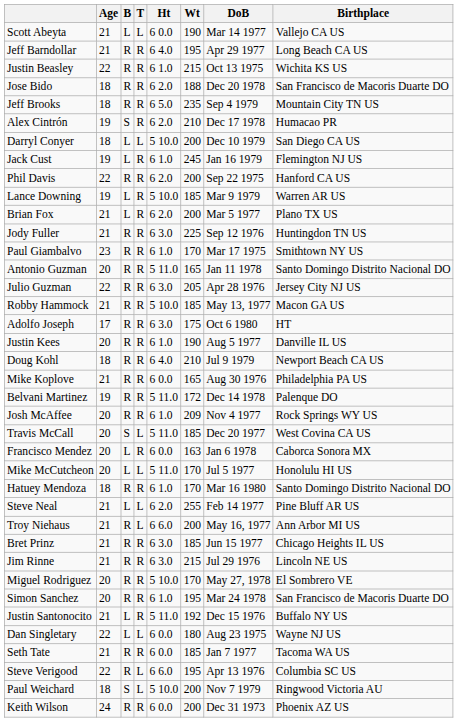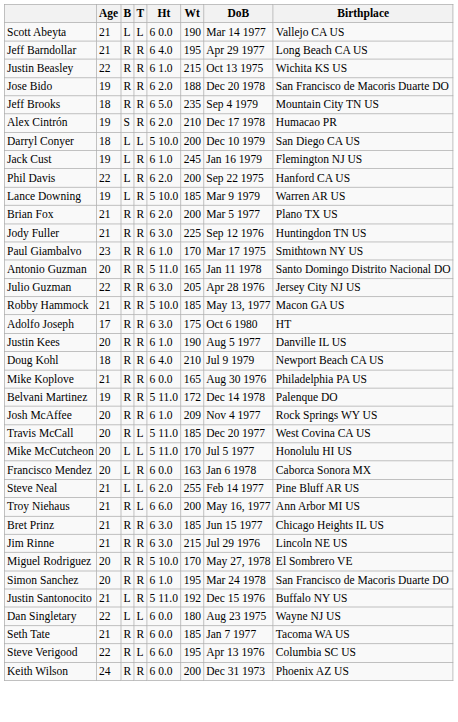(105, 86) 18 -> (105, 86) 19
(127, 178) R -> (127, 178) L
(127, 214) L -> (127, 214) R
(127, 433) S -> (127, 433) R
rows swapped: (50, 470) <-> (49, 452)
- row: (47, 488)
- row: (41, 689)
